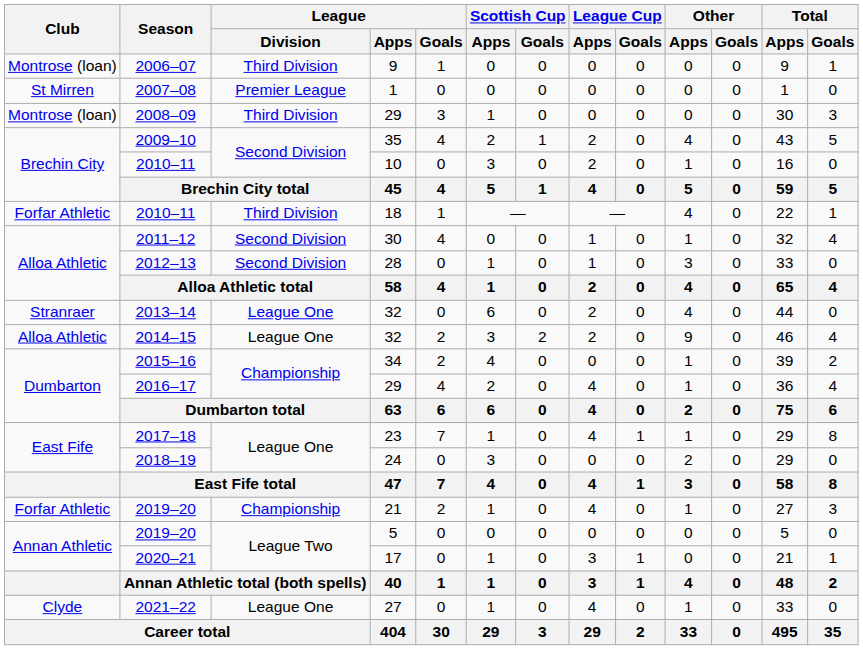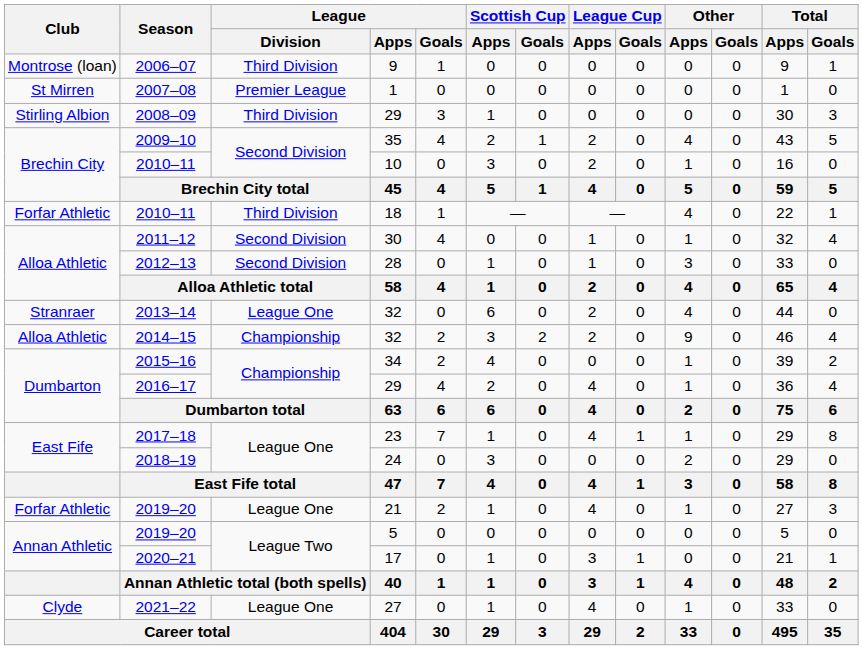(62, 115) Montrose (loan) -> (62, 115) Stirling Albion
(291, 336) League One -> (291, 336) Championship
(291, 509) Championship -> (291, 509) League One
